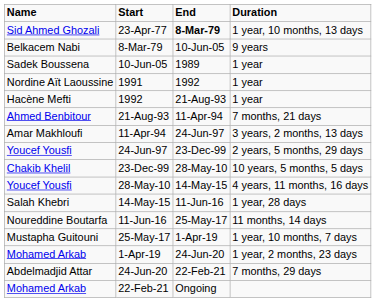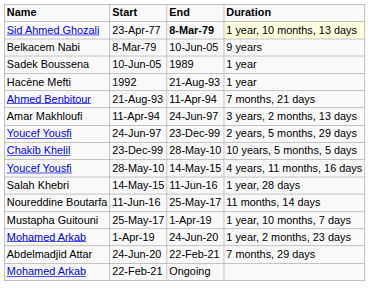(298, 30) no background -> (292, 30) lightyellow background
- row: (130, 82)
